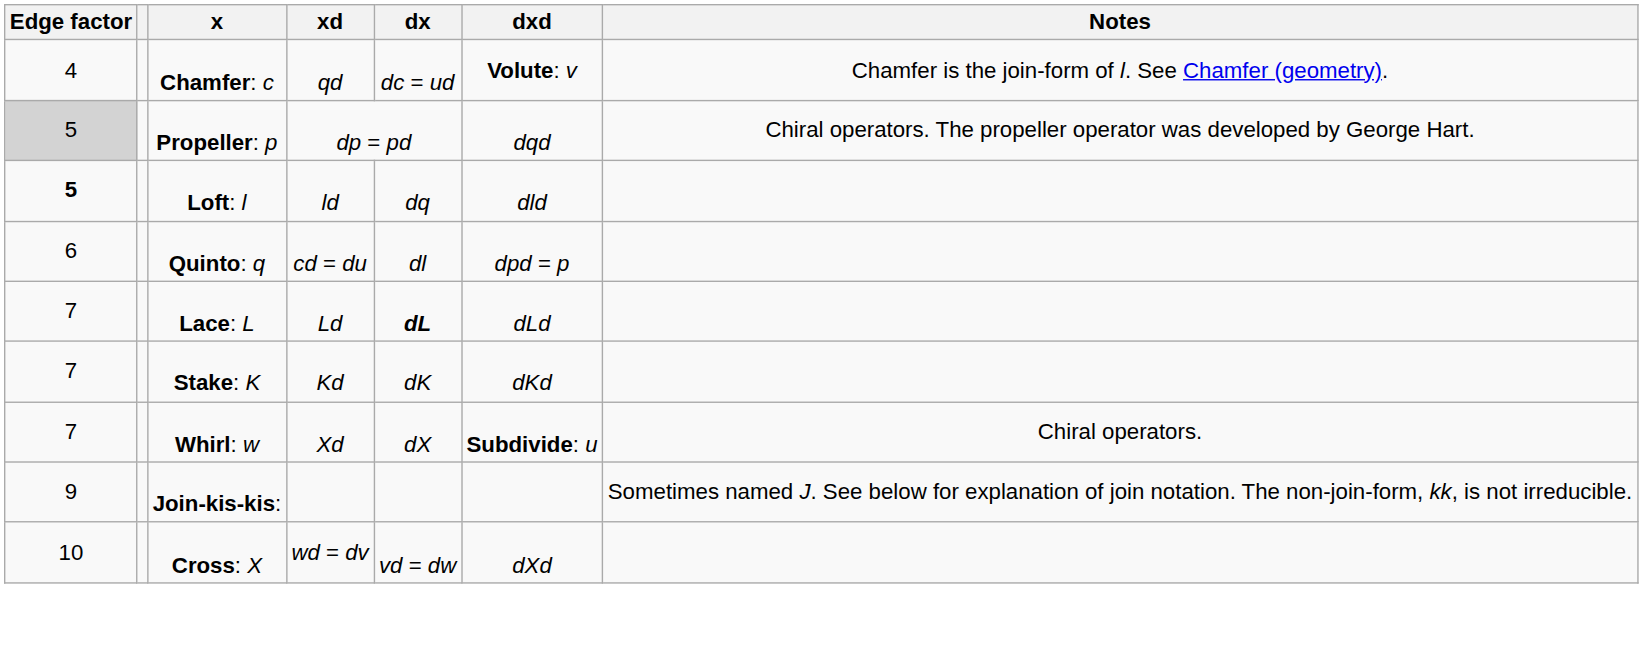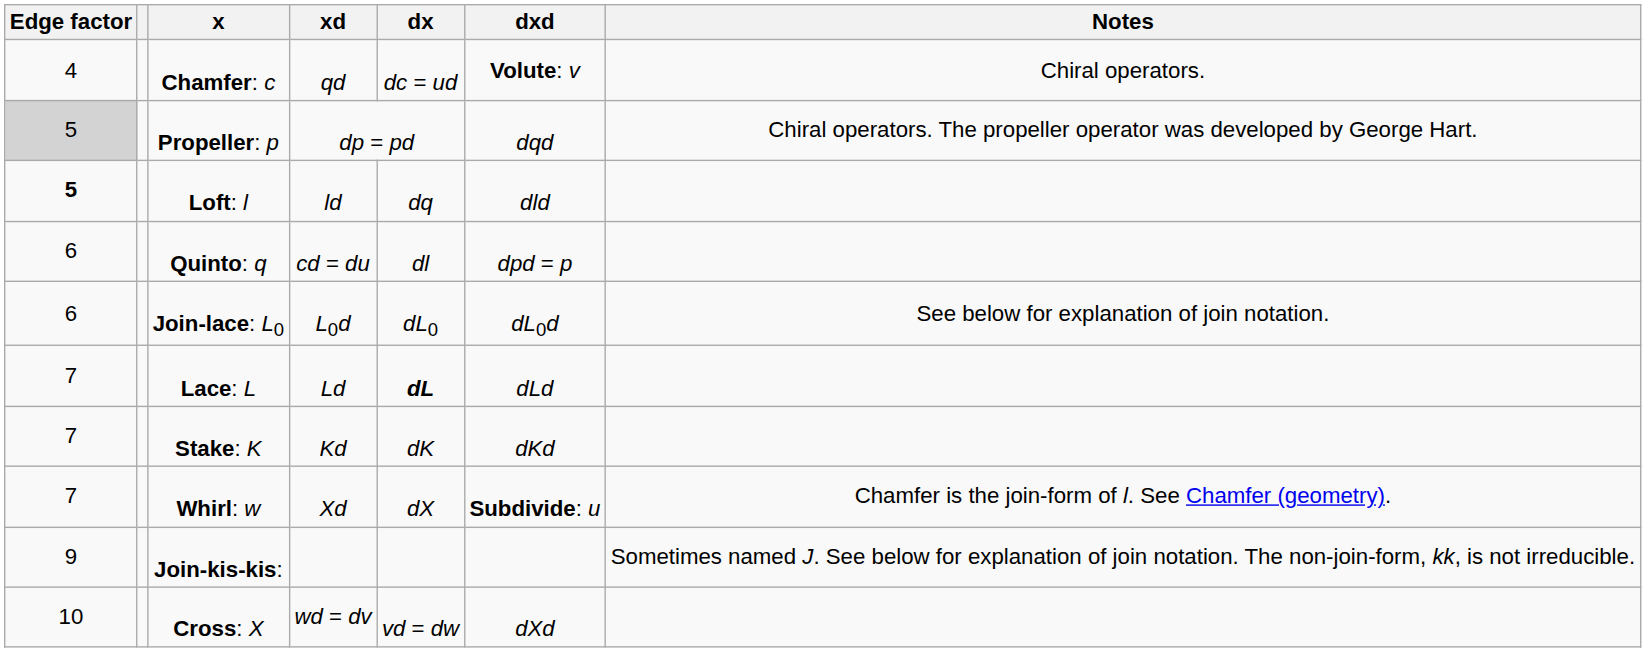(1120, 69) Chamfer is the join-form of l. See Chamfer (geometry). -> (1123, 69) Chiral operators.
+ row: (218, 326)
(1120, 431) Chiral operators. -> (1123, 496) Chamfer is the join-form of l. See Chamfer (geometry).
